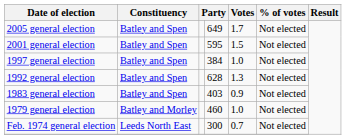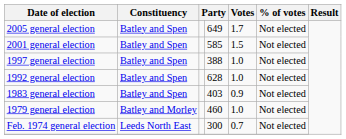(215, 45) 595 -> (215, 45) 585
(215, 61) 384 -> (215, 61) 388
(237, 77) 1.3 -> (237, 77) 1.0
